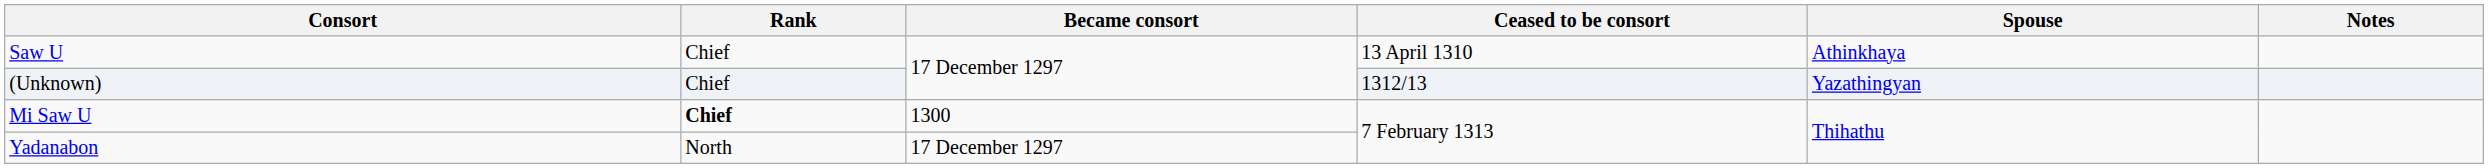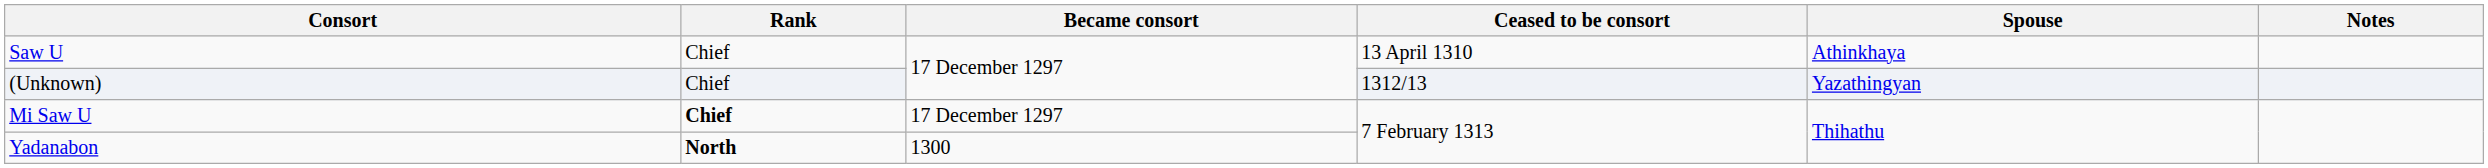(931, 115) 1300 -> (987, 115) 17 December 1297
(709, 147) normal -> (711, 147) bold
(987, 147) 17 December 1297 -> (931, 147) 1300
